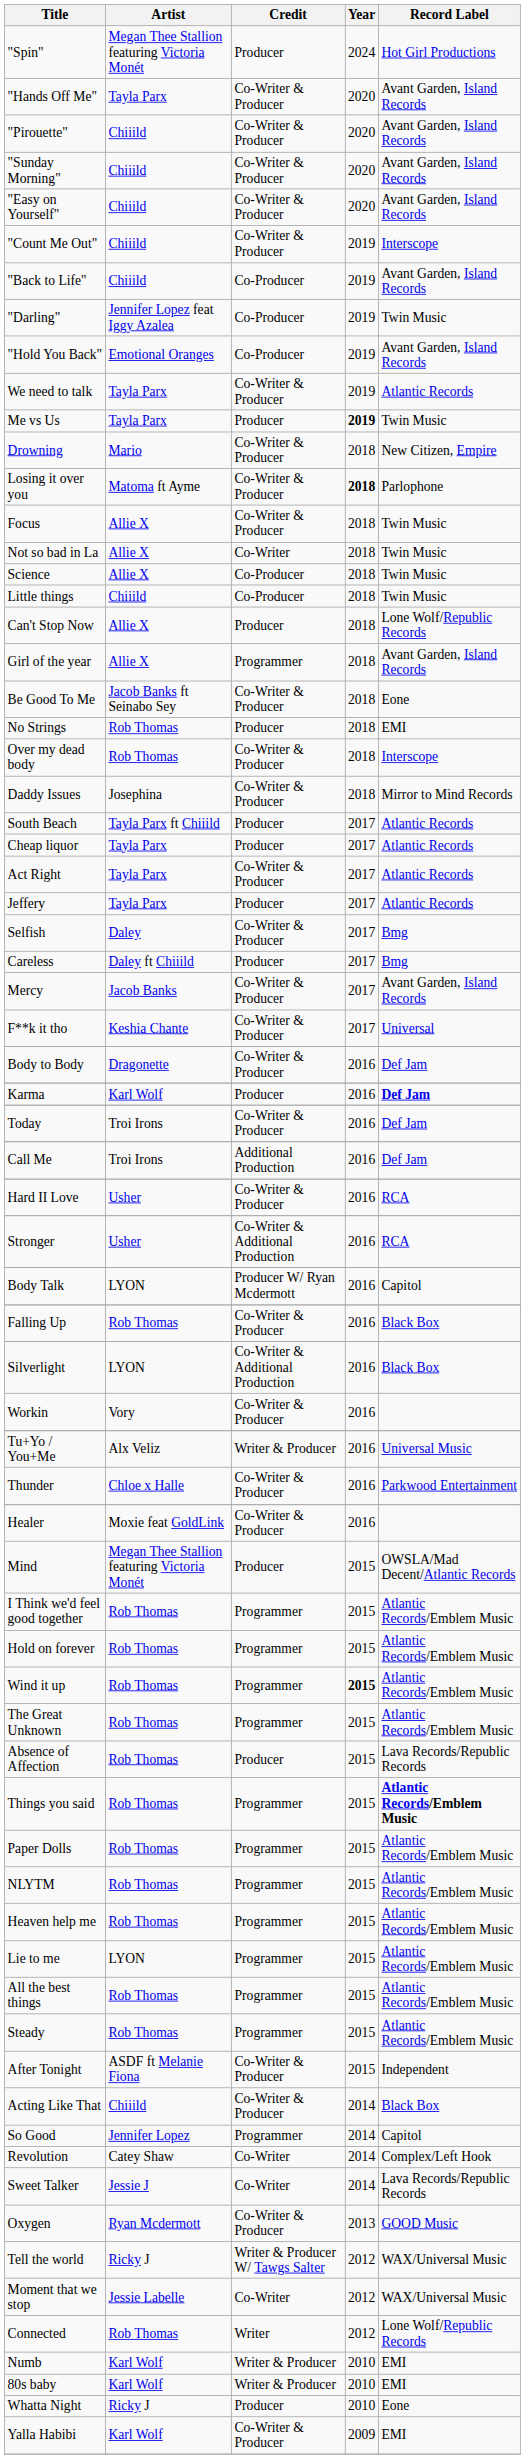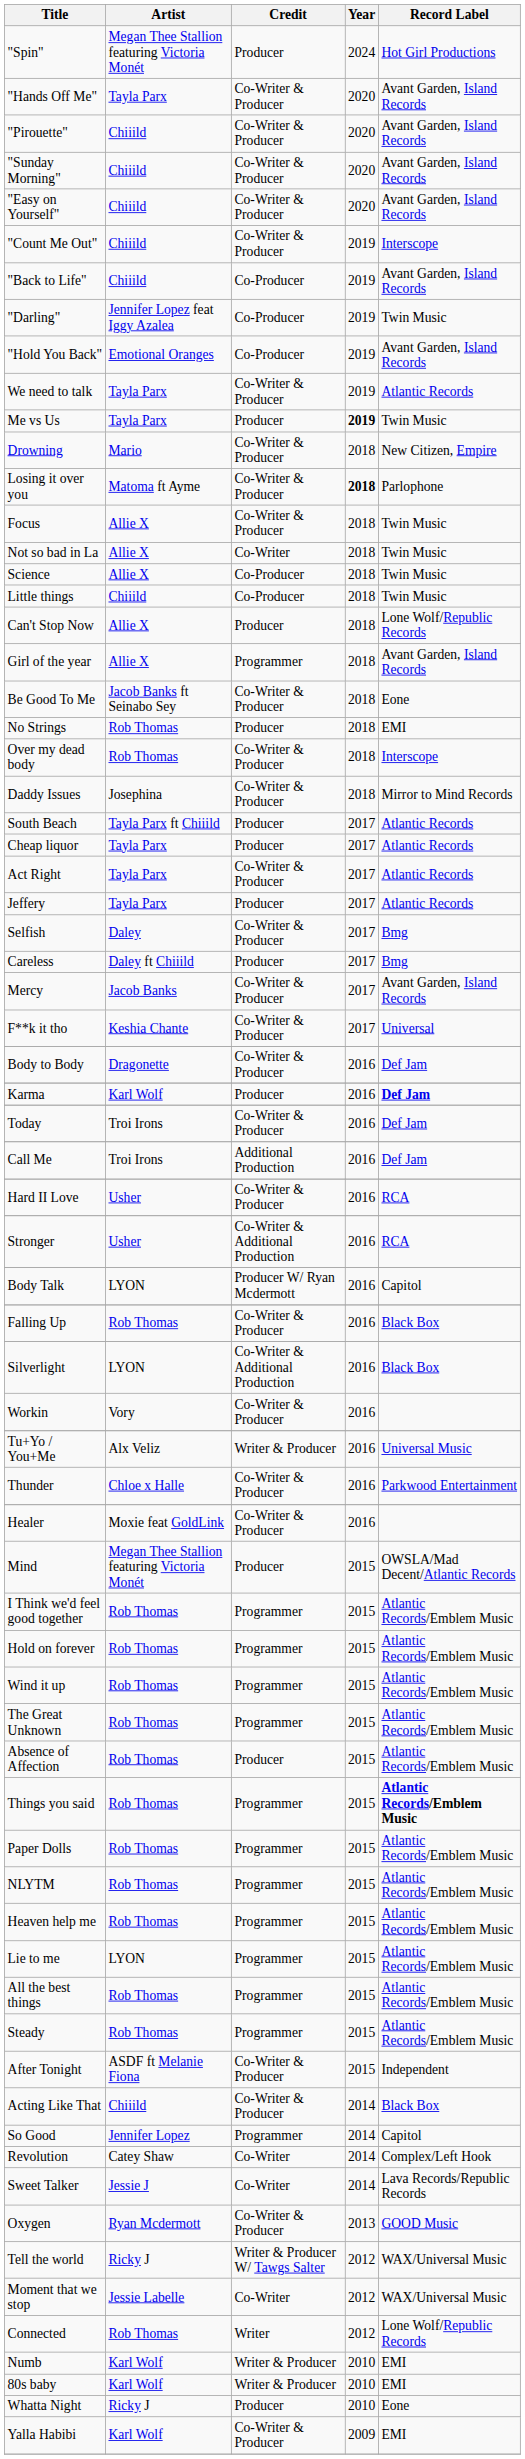(362, 1685) bold -> (362, 1685) normal
(445, 1759) Lava Records/Republic Records -> (447, 1759) Atlantic Records/Emblem Music
